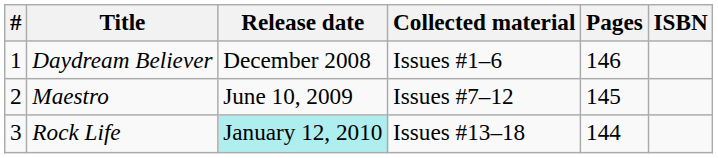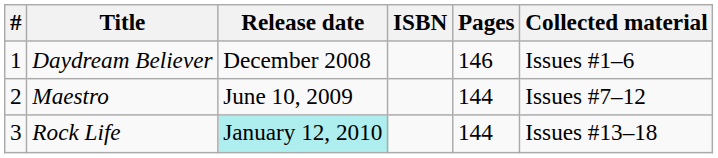columns swapped: (484, 22) <-> (681, 22)
(603, 96) 145 -> (475, 96) 144
